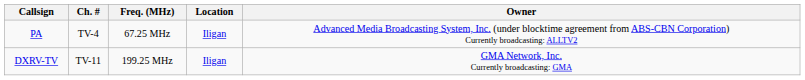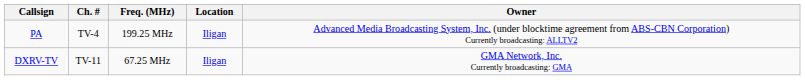(147, 34) 67.25 MHz -> (147, 34) 199.25 MHz
(147, 61) 199.25 MHz -> (147, 61) 67.25 MHz
